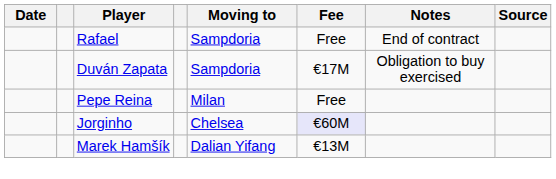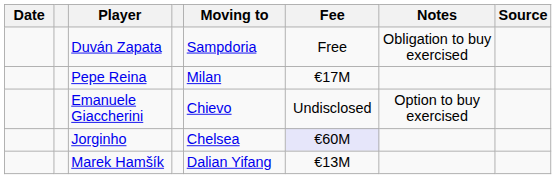- row: (98, 38)
(331, 69) €17M -> (332, 46) Free
(331, 100) Free -> (332, 77) €17M
+ row: (107, 108)
